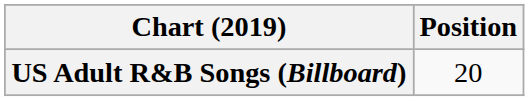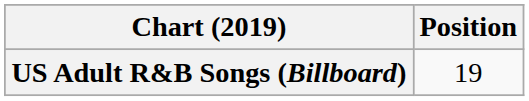(468, 71) 20 -> (468, 71) 19
